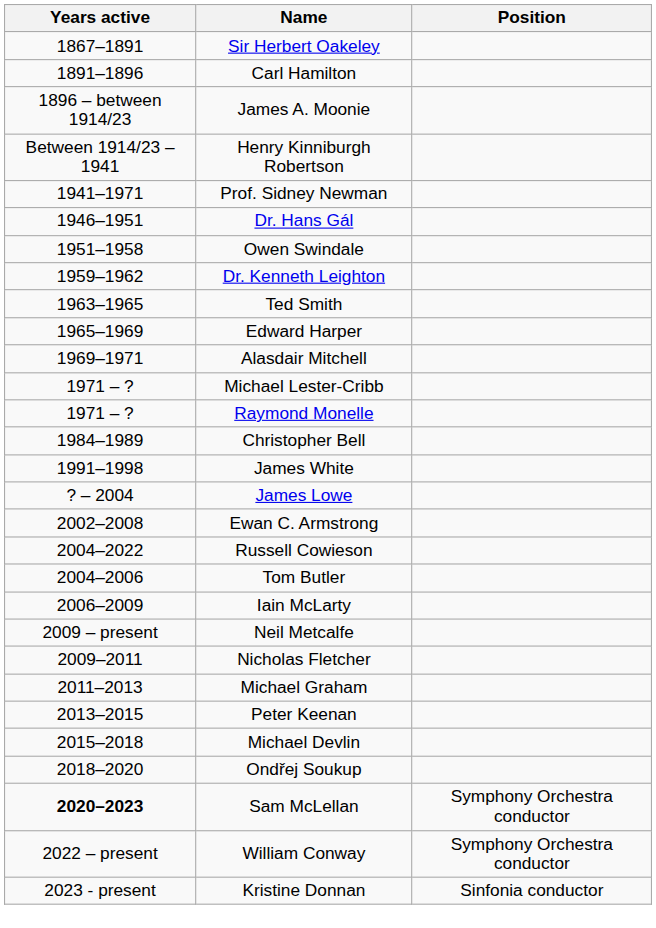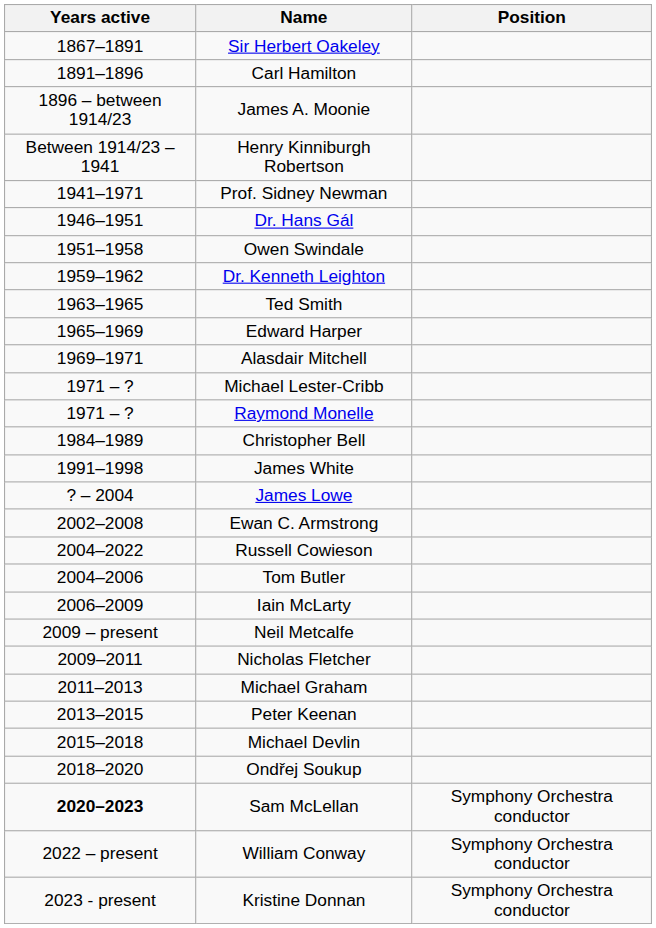(532, 890) Sinfonia conductor -> (532, 900) Symphony Orchestra conductor
